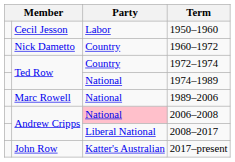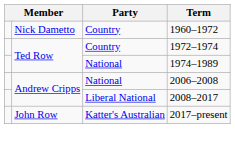- row: (194, 30)
- row: (194, 98)
(104, 115) pink background -> (104, 81) no background
